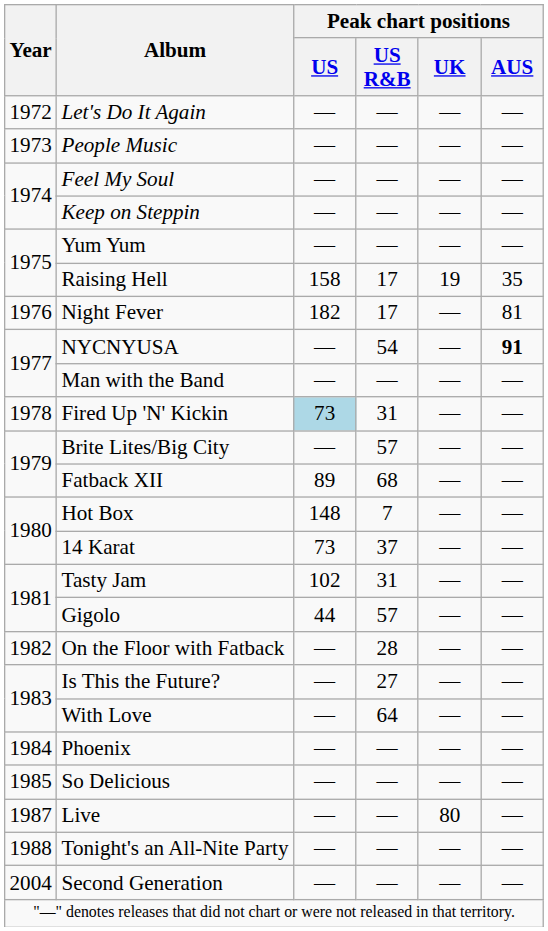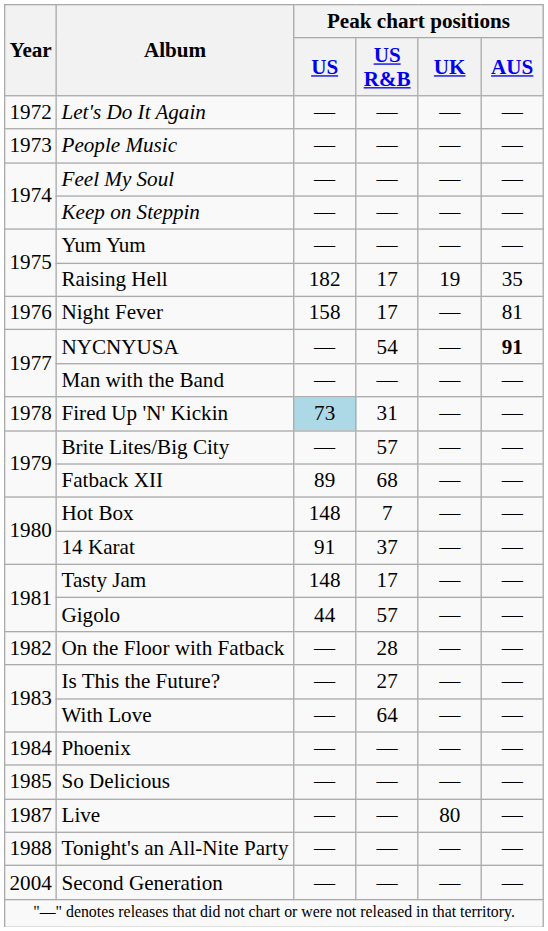(325, 279) 158 -> (325, 279) 182
(325, 312) 182 -> (325, 312) 158
(325, 547) 73 -> (325, 547) 91
(325, 580) 102 -> (325, 580) 148
(387, 580) 31 -> (387, 580) 17
